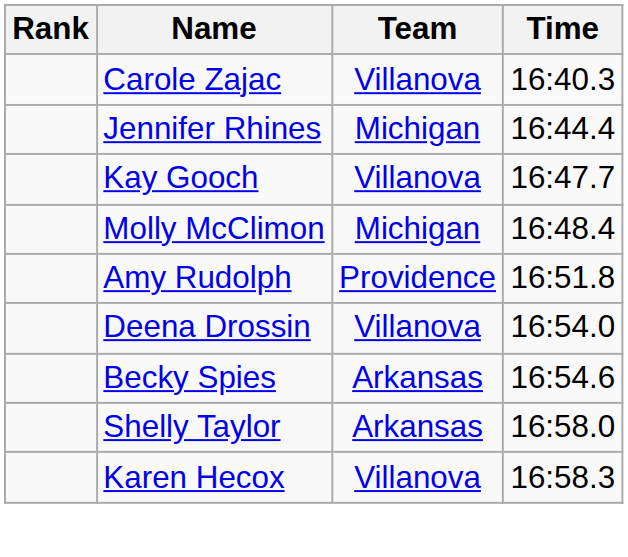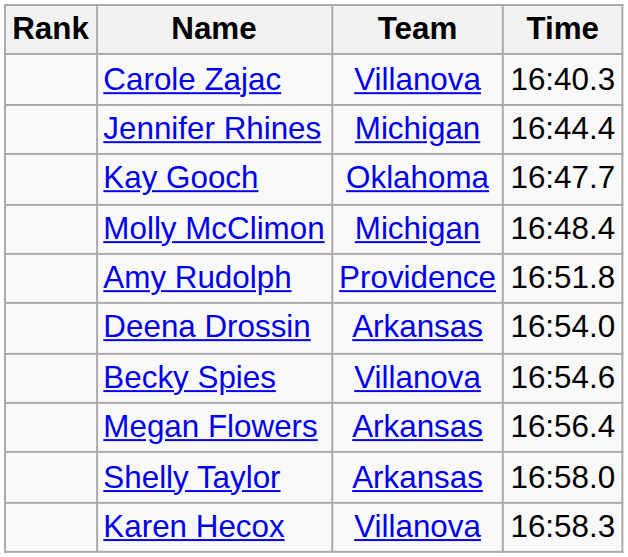(418, 178) Villanova -> (418, 178) Oklahoma
(418, 327) Villanova -> (418, 327) Arkansas
(418, 377) Arkansas -> (418, 377) Villanova
+ row: (211, 427)
